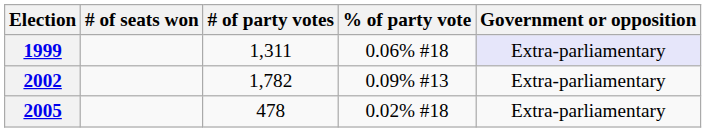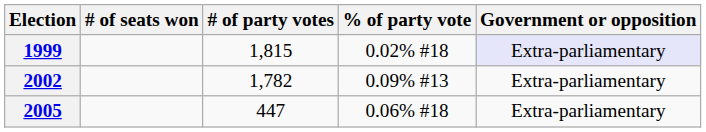(271, 50) 1,311 -> (271, 50) 1,815
(407, 50) 0.06% #18 -> (407, 50) 0.02% #18
(271, 111) 478 -> (271, 111) 447
(407, 111) 0.02% #18 -> (407, 111) 0.06% #18
